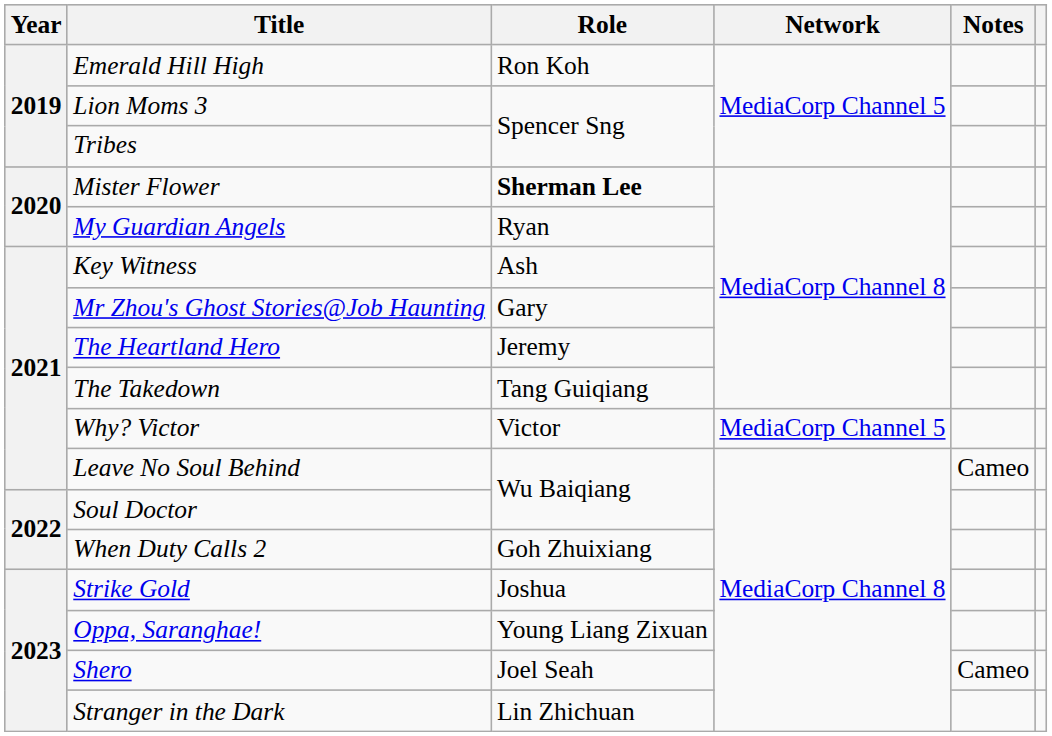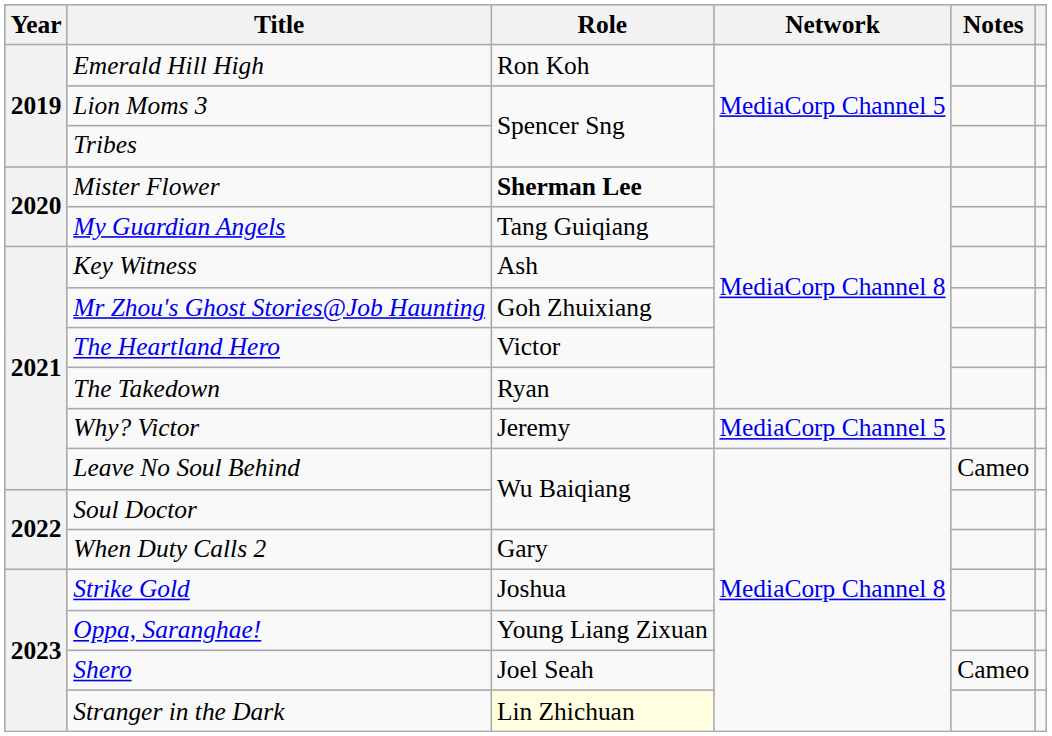(523, 226) Ryan -> (573, 226) Tang Guiqiang
(522, 307) Gary -> (574, 307) Goh Zhuixiang
(534, 347) Jeremy -> (529, 347) Victor
(573, 387) Tang Guiqiang -> (523, 387) Ryan
(529, 428) Victor -> (534, 428) Jeremy
(574, 549) Goh Zhuixiang -> (522, 549) Gary
(566, 710) no background -> (566, 710) lightyellow background
